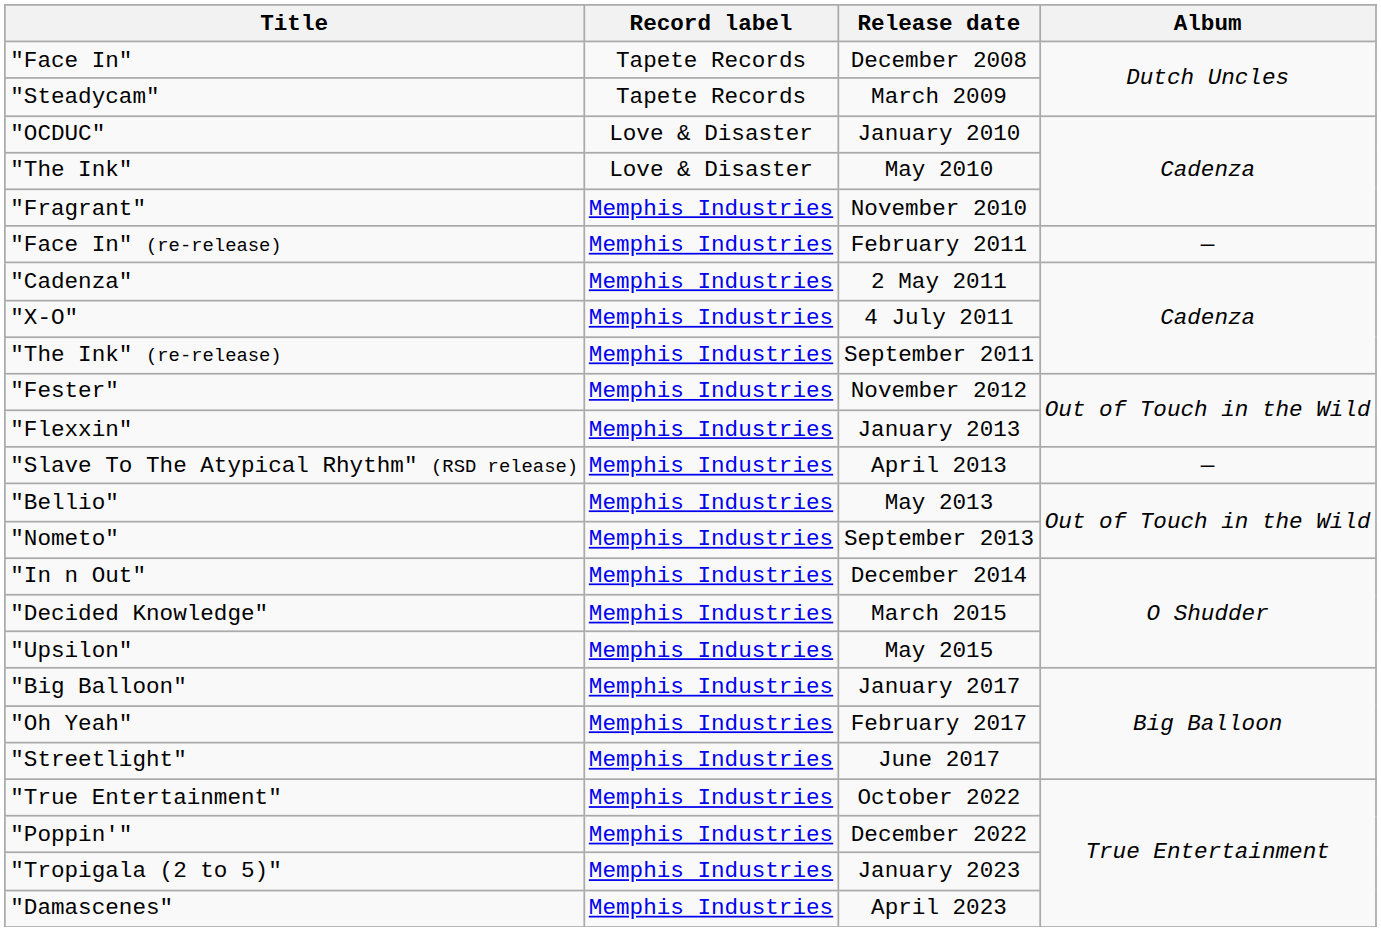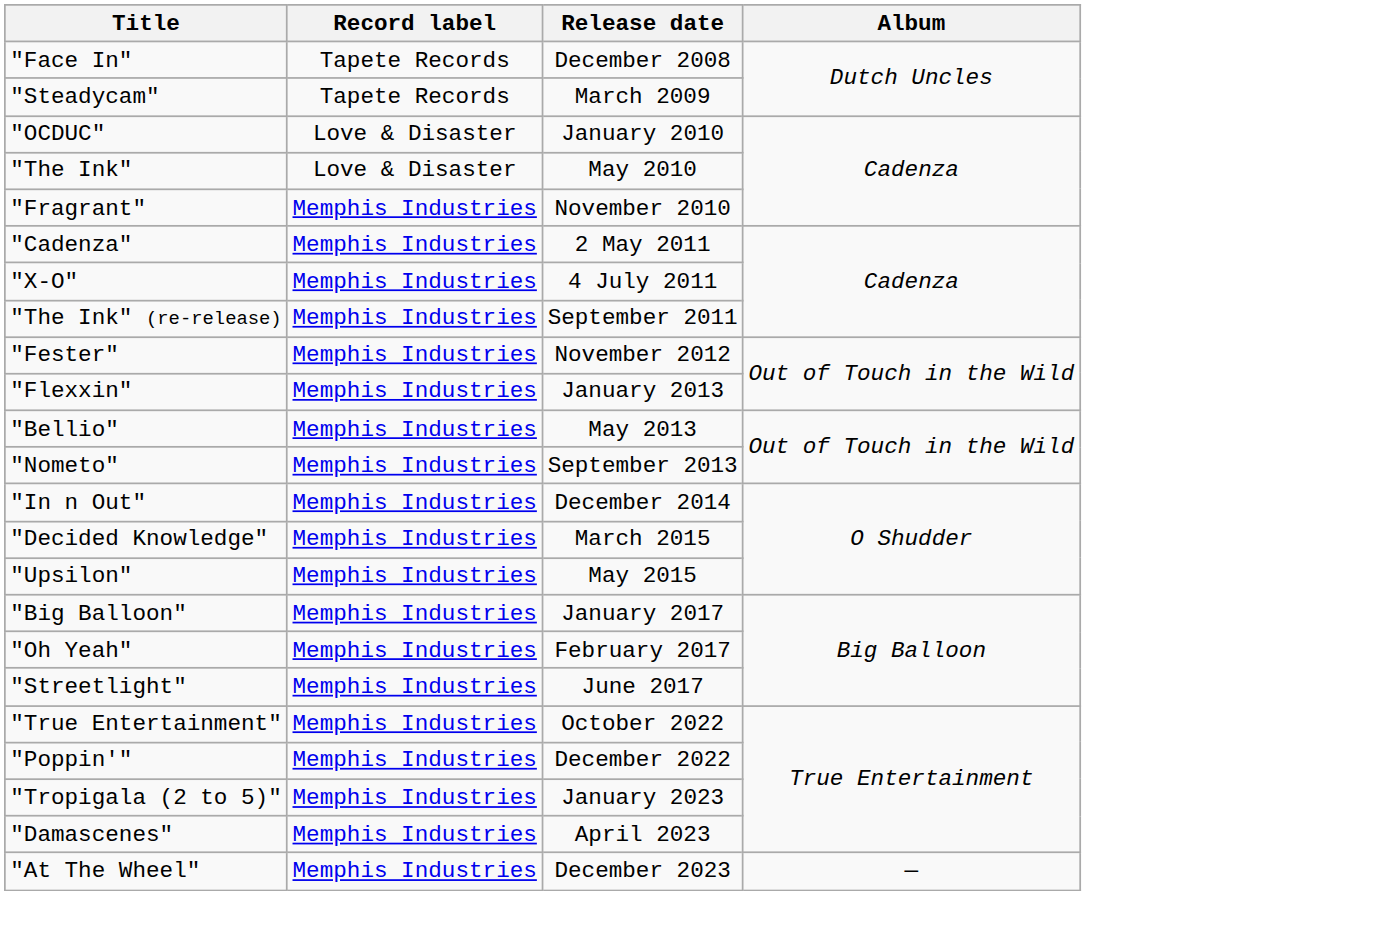- row: (146, 245)
- row: (294, 466)
+ row: (105, 871)
